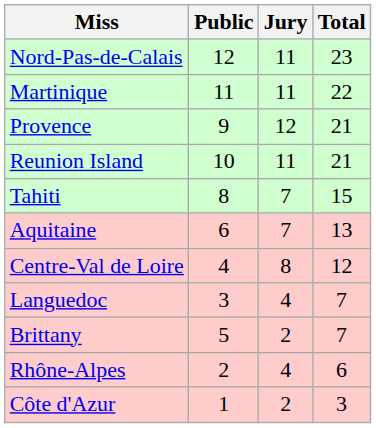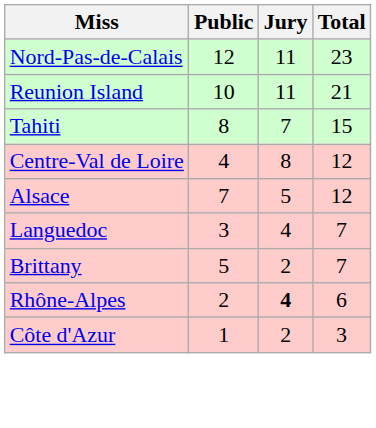- row: (58, 91)
- row: (51, 126)
- row: (53, 230)
+ row: (40, 195)
(286, 369) normal -> (286, 299) bold
